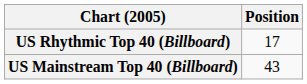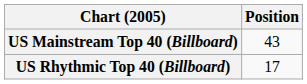rows swapped: (123, 66) <-> (123, 41)
